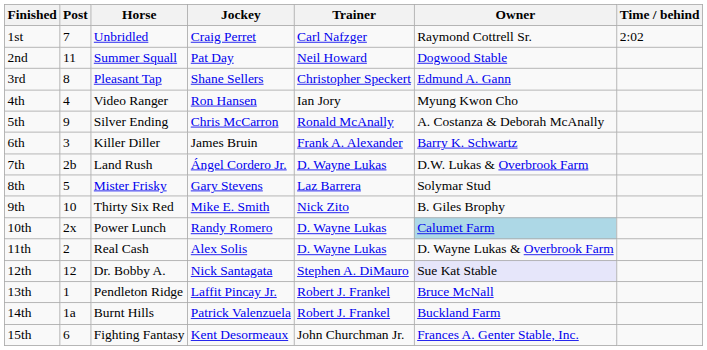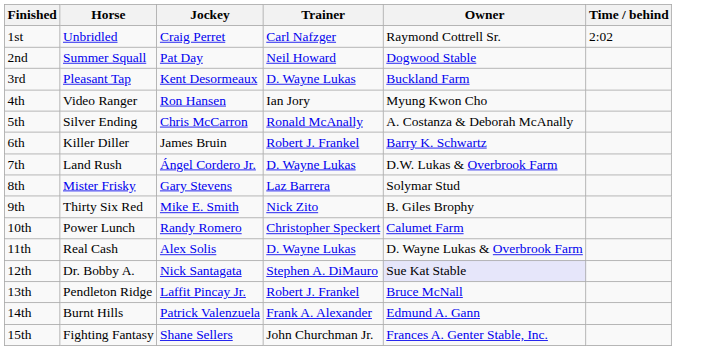- column: (75, 15)
(227, 79) Shane Sellers -> (209, 79) Kent Desormeaux
(354, 79) Christopher Speckert -> (311, 79) D. Wayne Lukas
(464, 79) Edmund A. Gann -> (428, 79) Buckland Farm
(350, 143) Frank A. Alexander -> (313, 143) Robert J. Frankel
(342, 228) D. Wayne Lukas -> (323, 228) Christopher Speckert
(456, 228) lightblue background -> (425, 228) no background
(344, 313) Robert J. Frankel -> (319, 313) Frank A. Alexander
(459, 313) Buckland Farm -> (433, 313) Edmund A. Gann
(239, 334) Kent Desormeaux -> (196, 334) Shane Sellers
